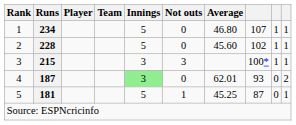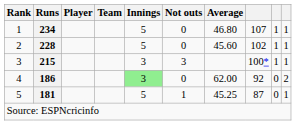(47, 78) 187 -> (47, 78) 186
(225, 78) 62.01 -> (225, 78) 62.00
(258, 78) 93 -> (258, 78) 92
